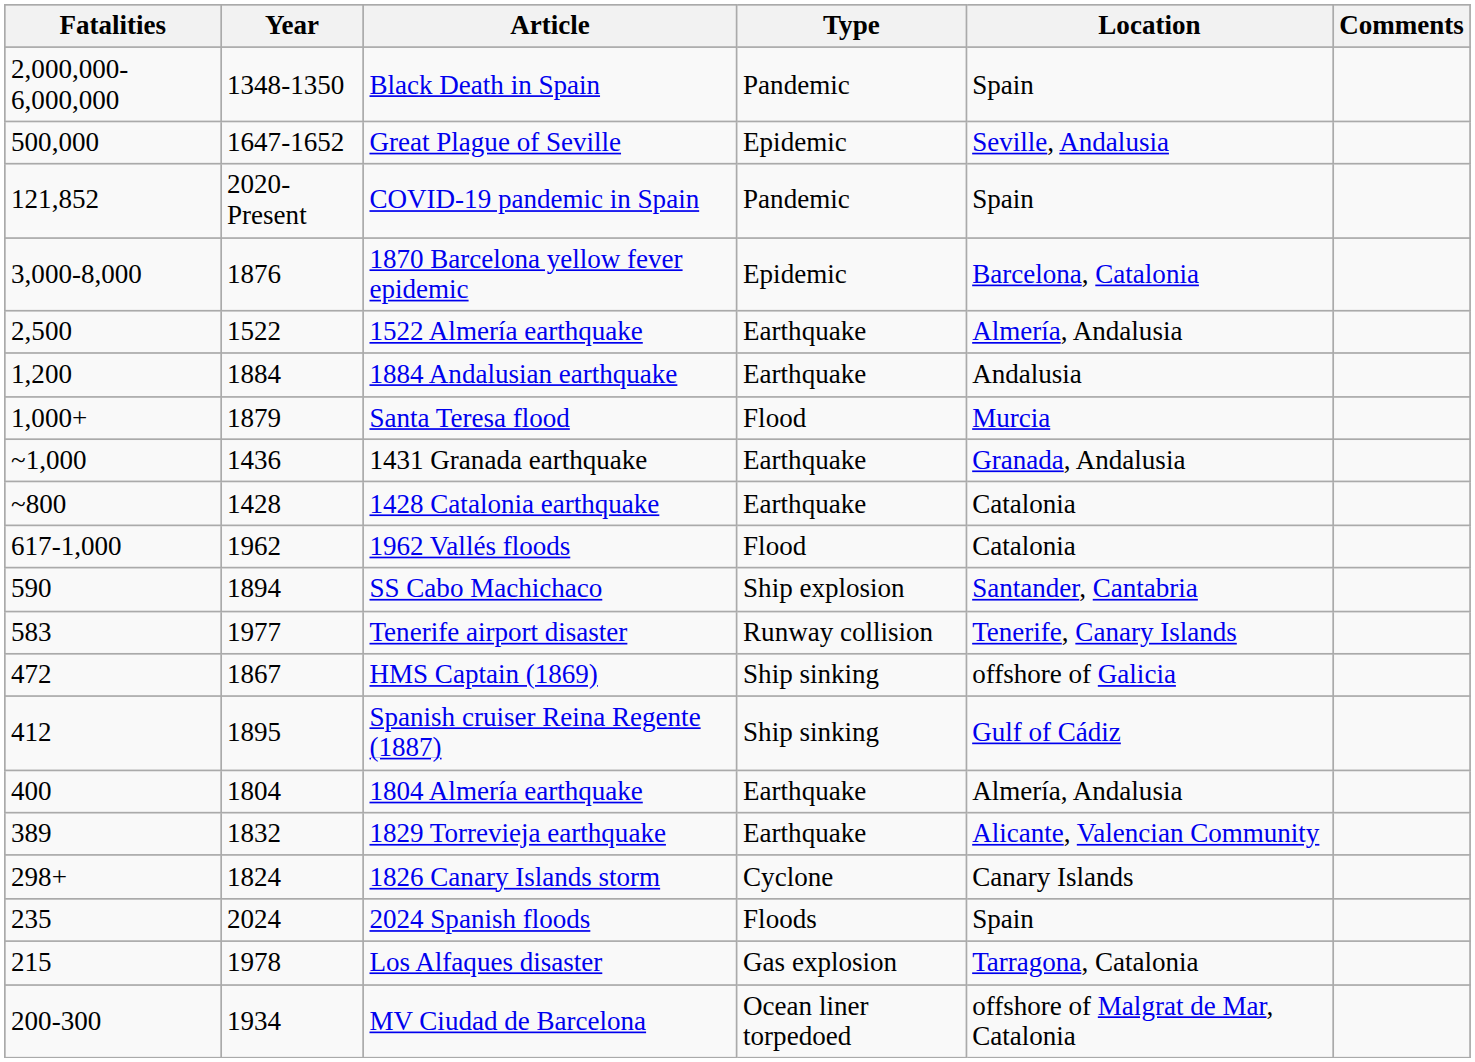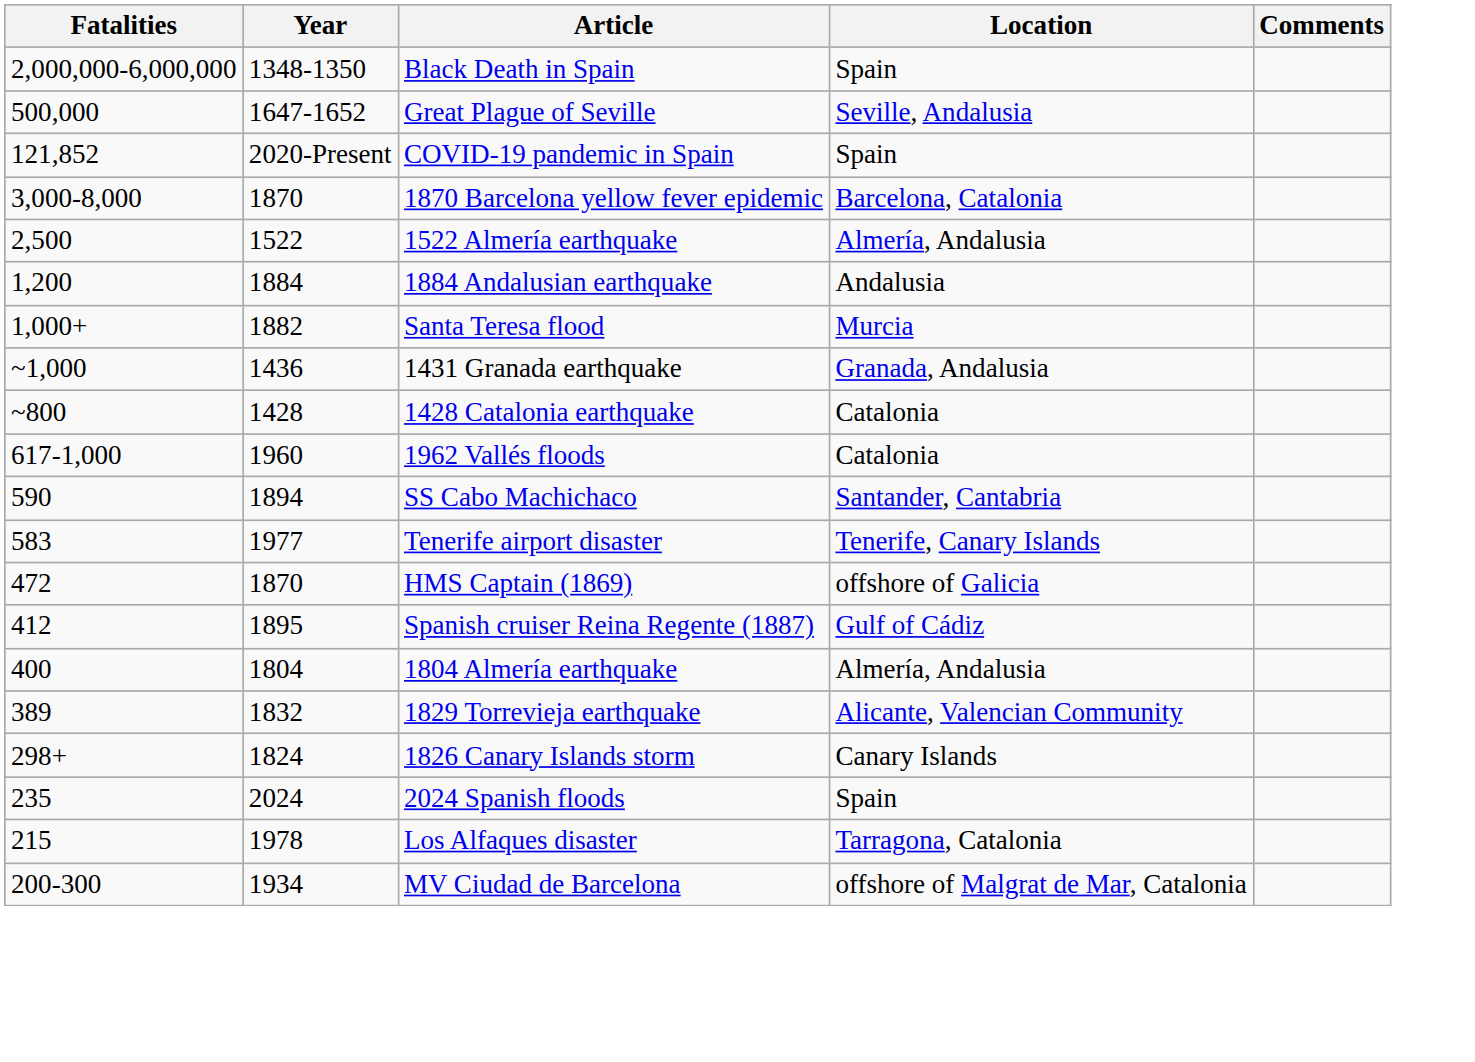- column: (851, 25)
(254, 273) 1876 -> (276, 197) 1870
(254, 417) 1879 -> (276, 326) 1882
(254, 546) 1962 -> (276, 454) 1960
(254, 674) 1867 -> (276, 583) 1870
